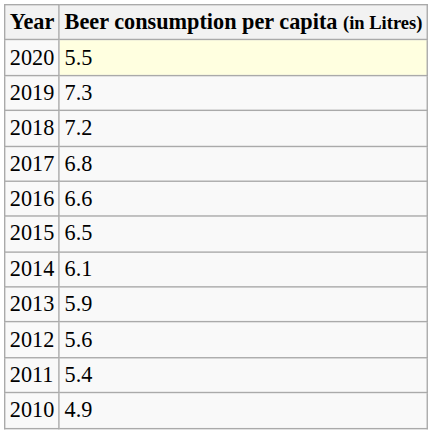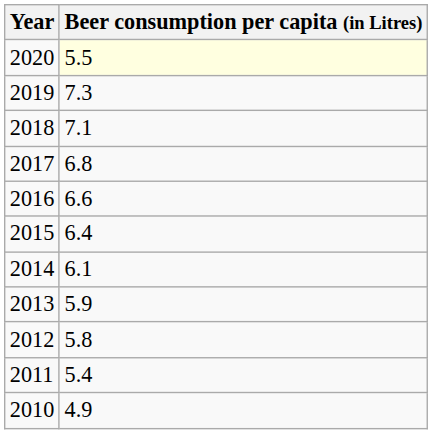(78, 127) 7.2 -> (78, 127) 7.1
(78, 233) 6.5 -> (78, 233) 6.4
(78, 339) 5.6 -> (78, 339) 5.8
